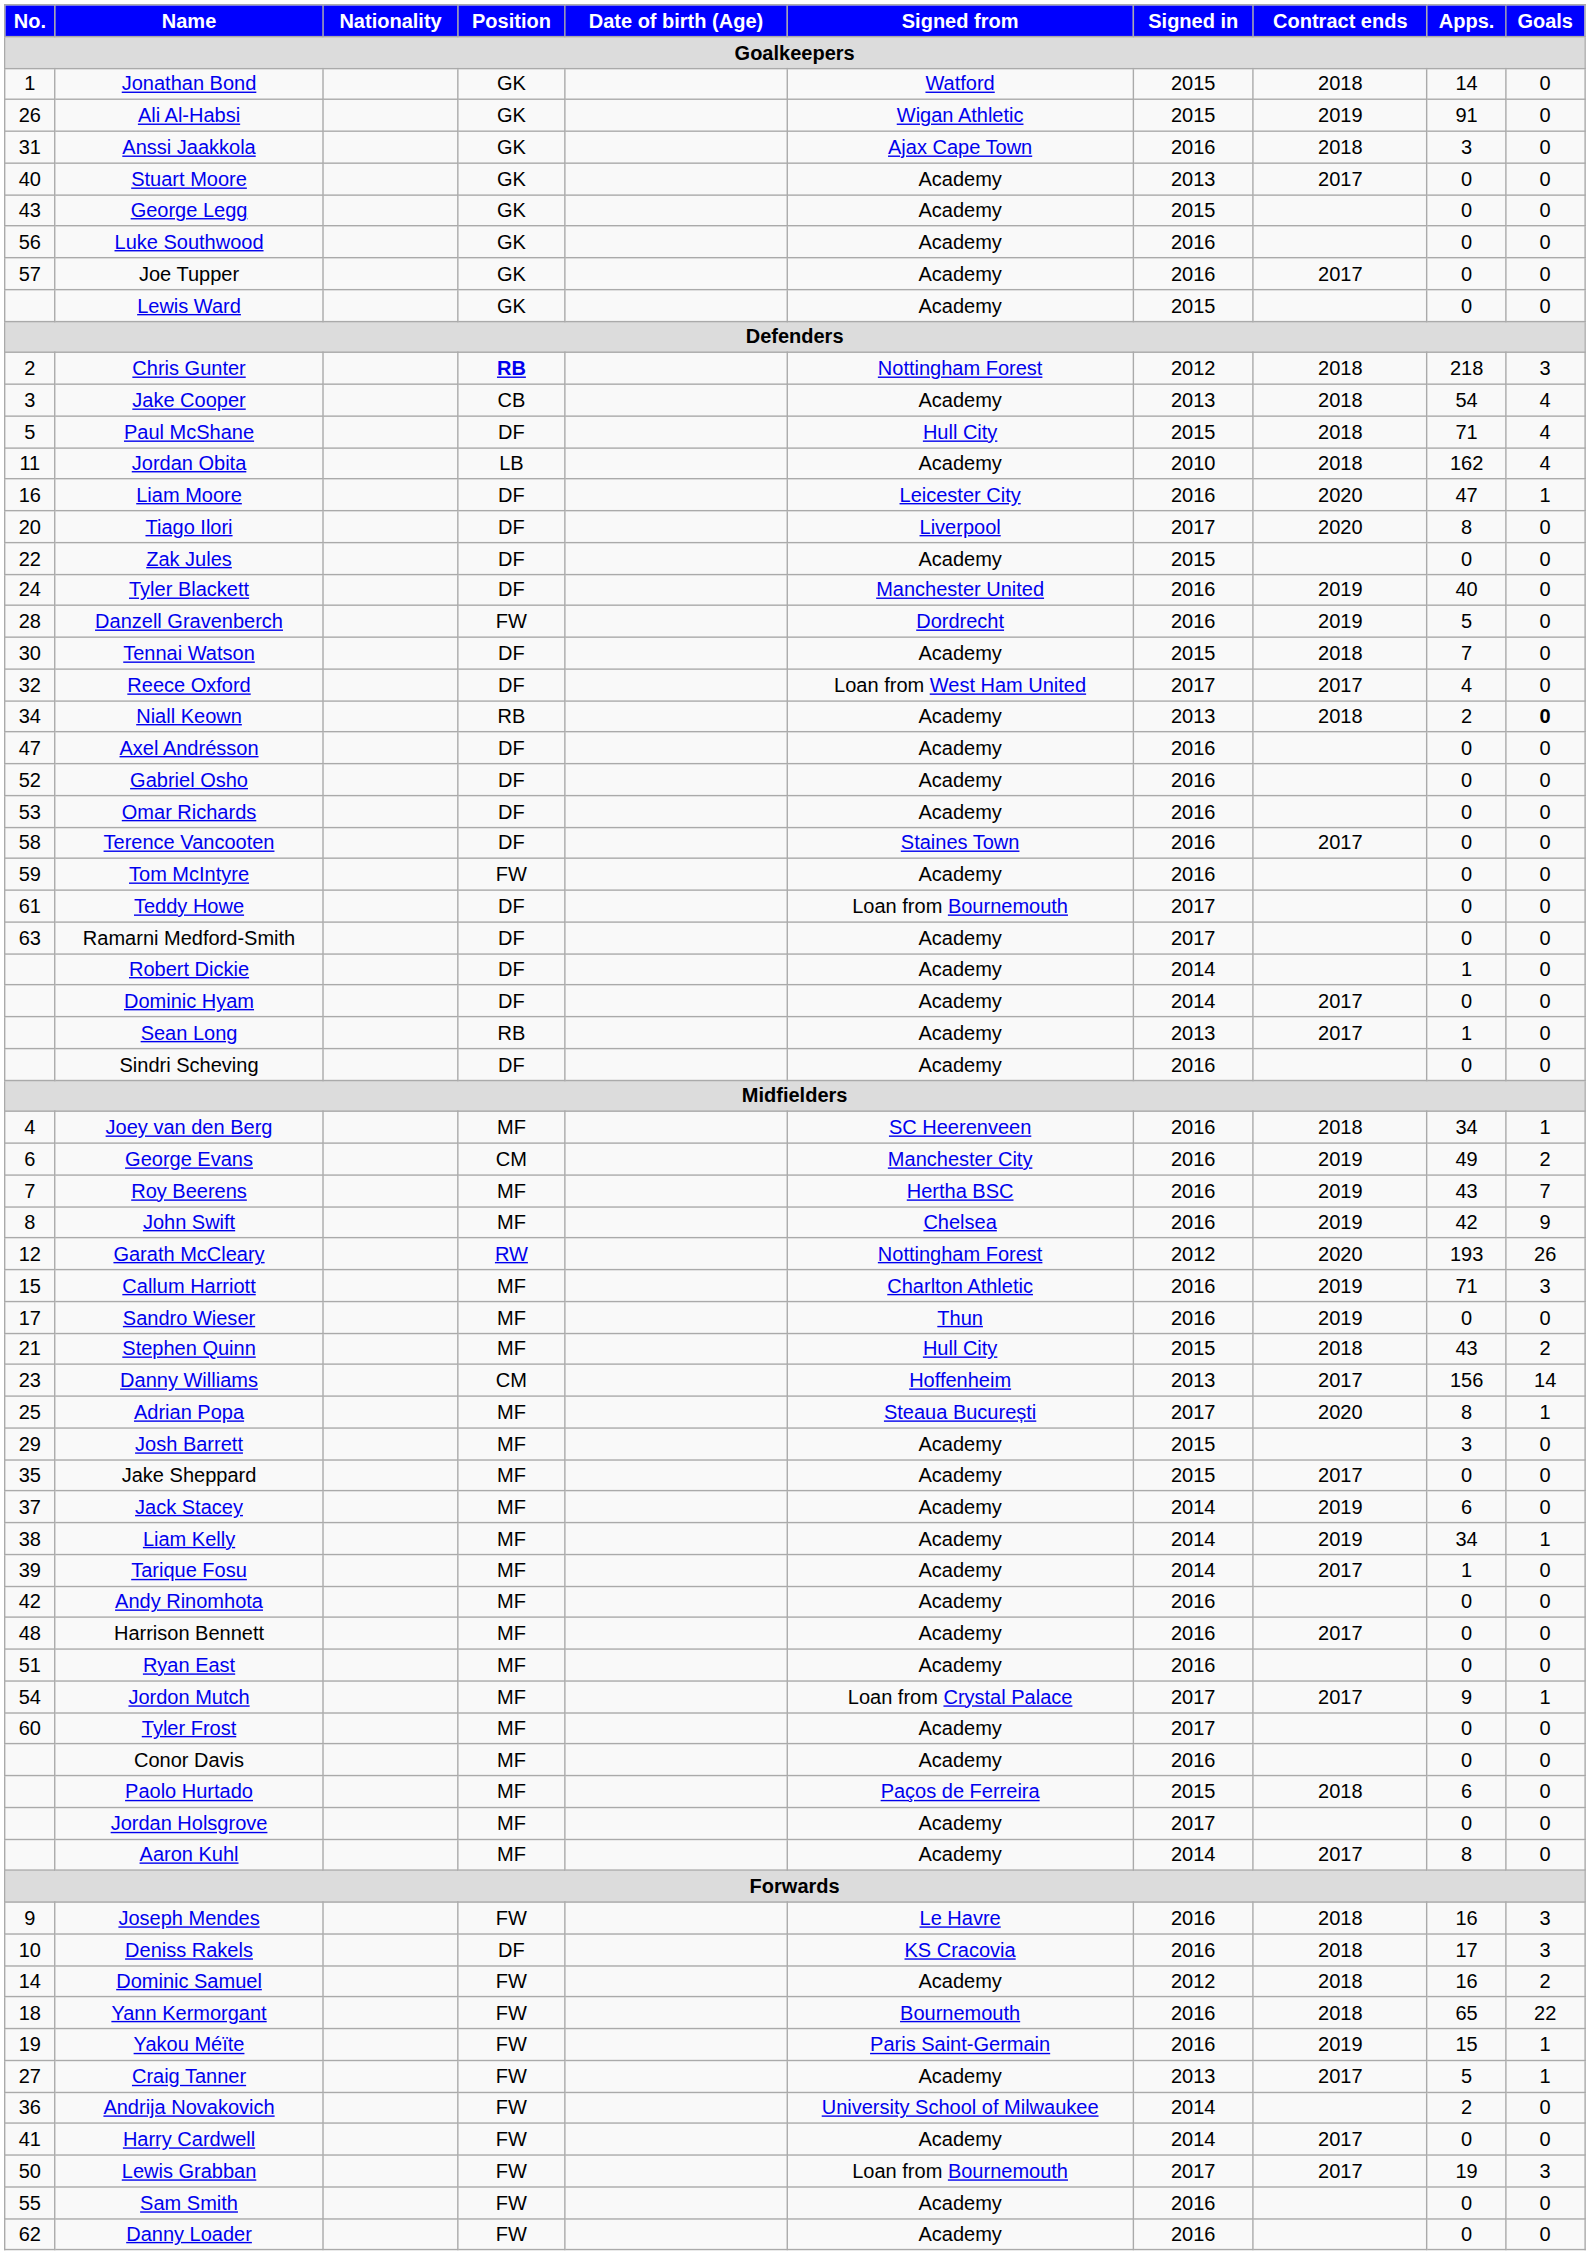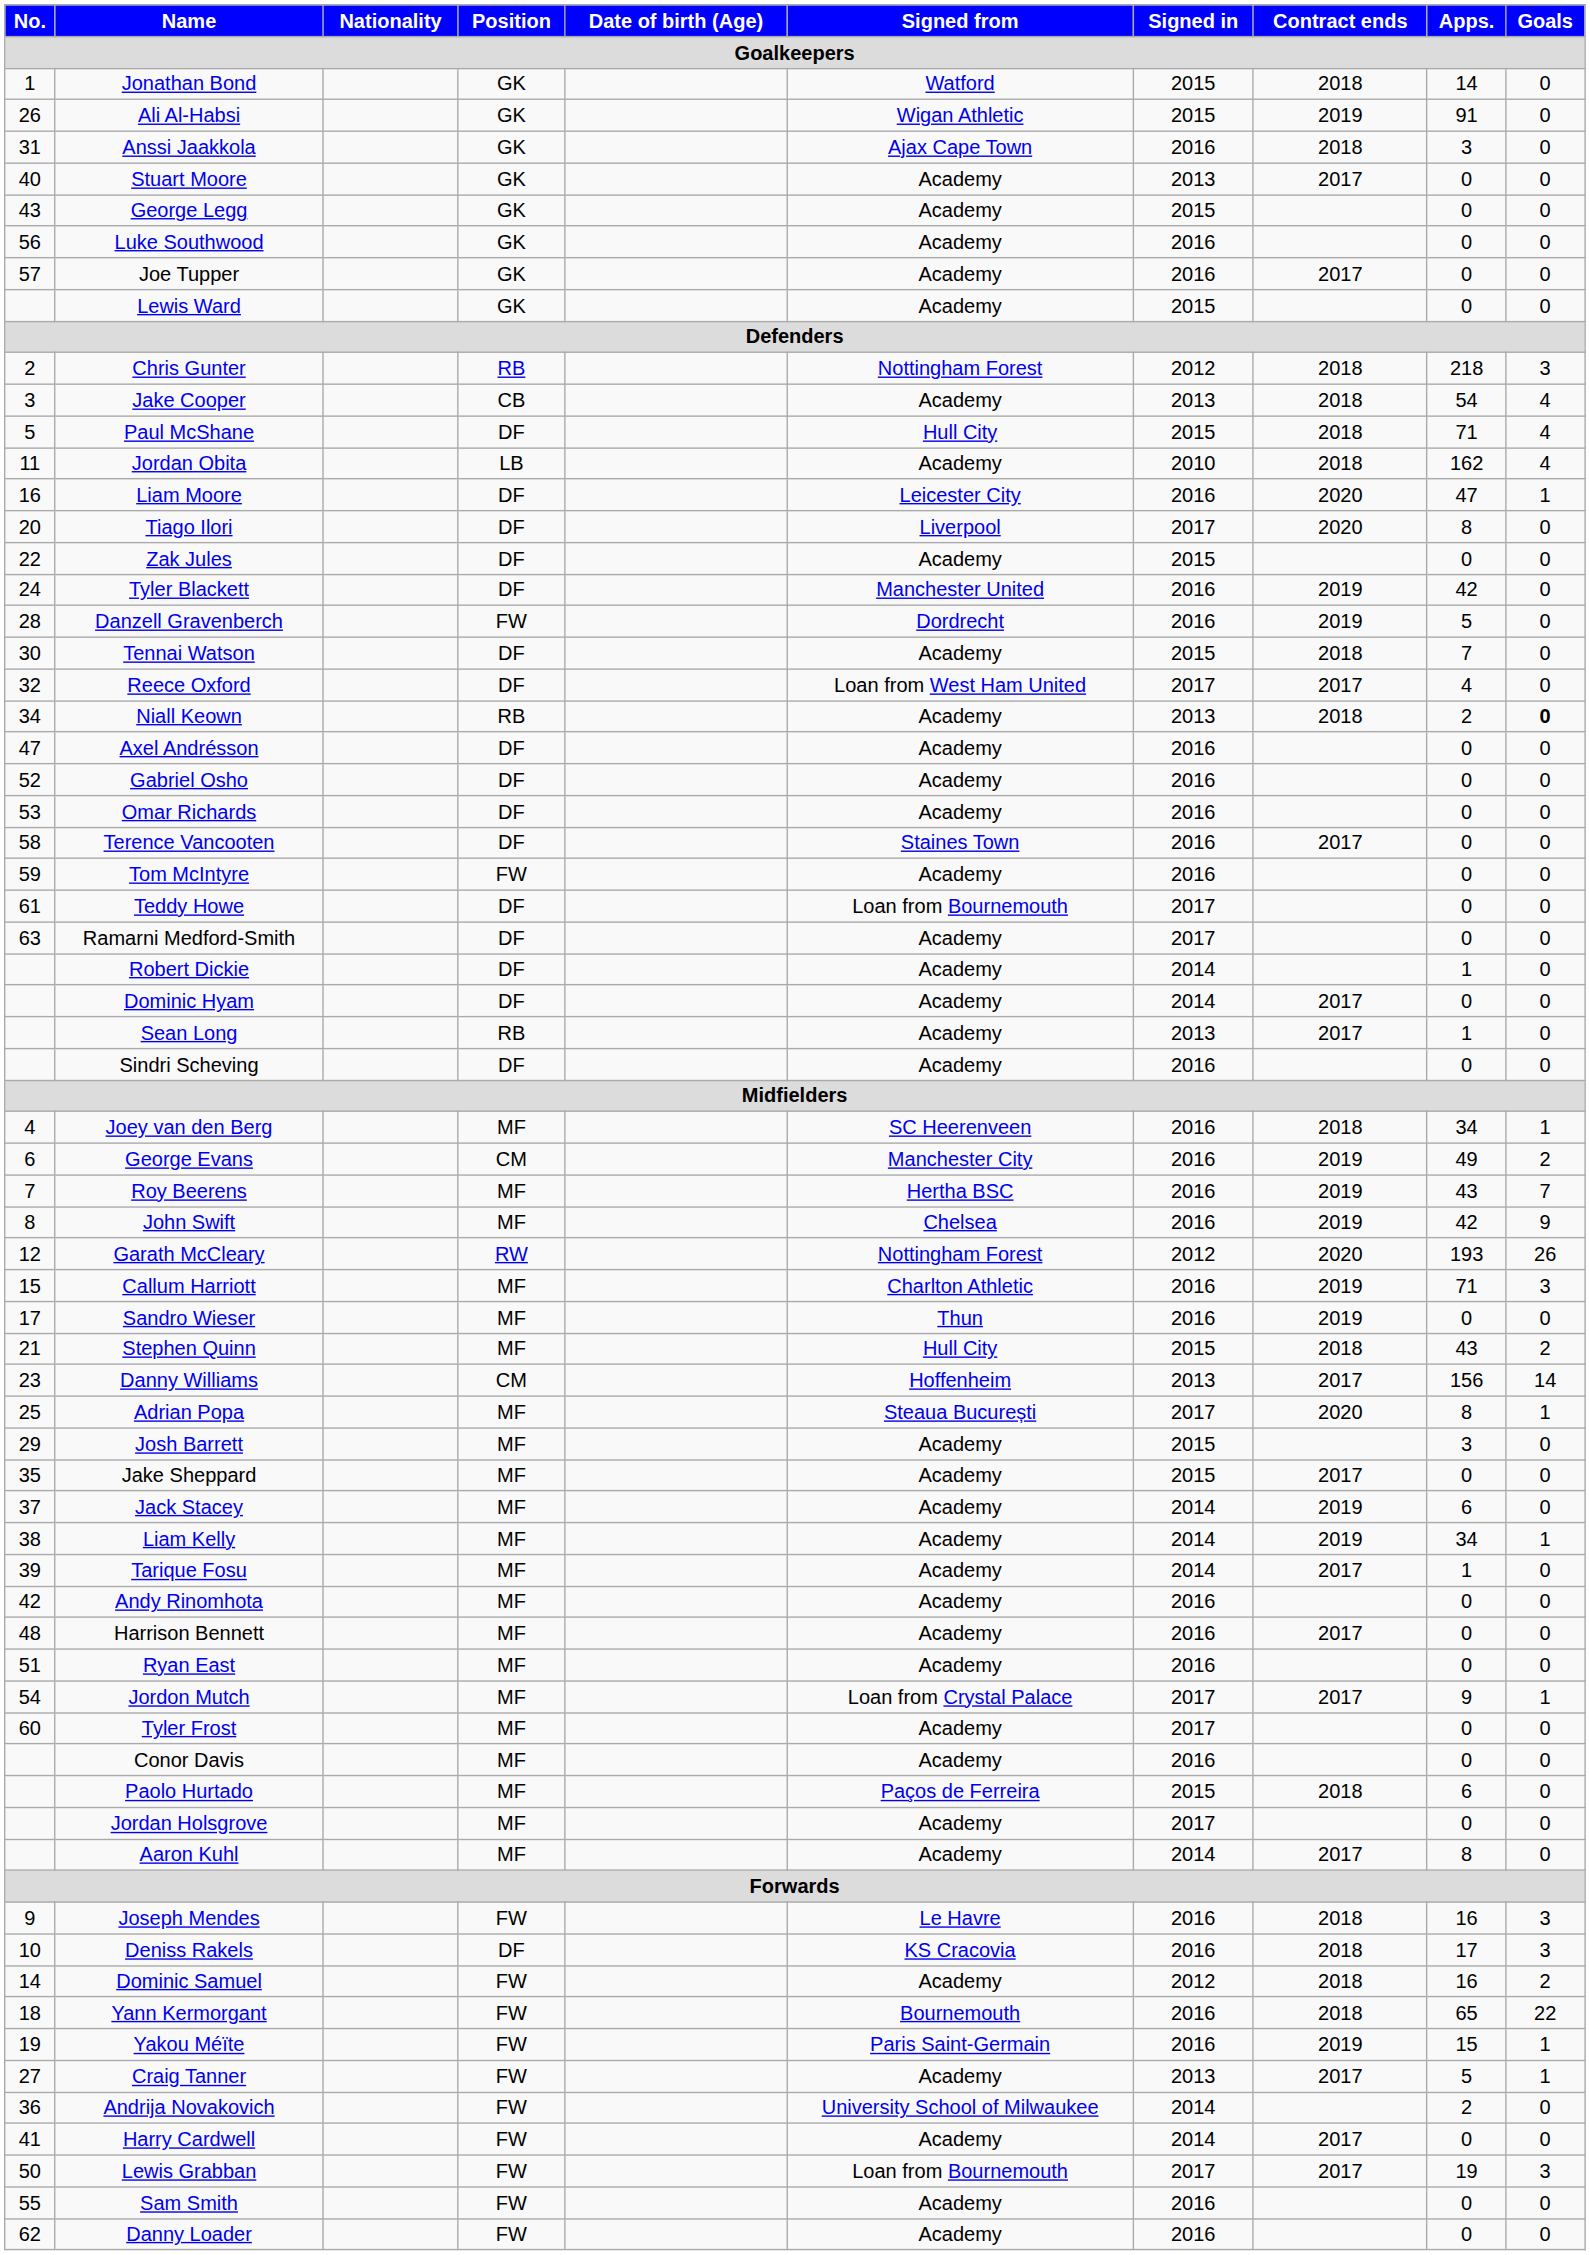(511, 369) bold -> (511, 369) normal
(1467, 590) 40 -> (1467, 590) 42
